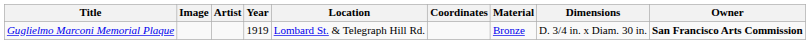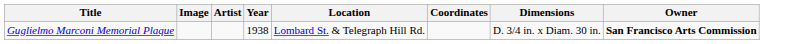- column: (513, 13)
(258, 30) 1919 -> (258, 30) 1938
